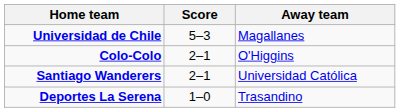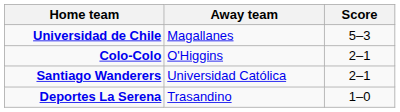columns swapped: (200, 14) <-> (315, 14)
